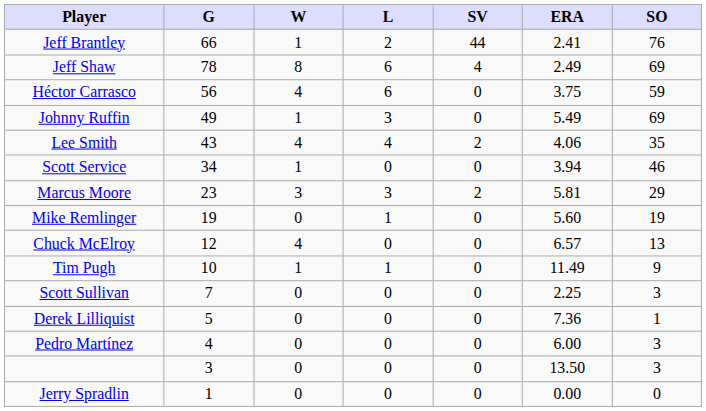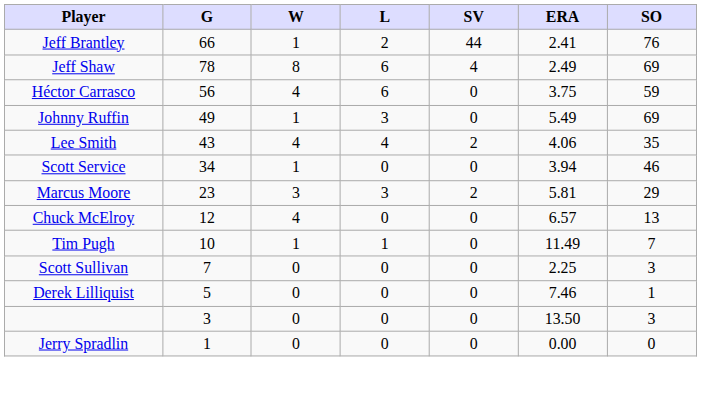- row: (84, 218)
(657, 268) 9 -> (652, 243) 7
(567, 318) 7.36 -> (563, 293) 7.46
- row: (84, 343)
